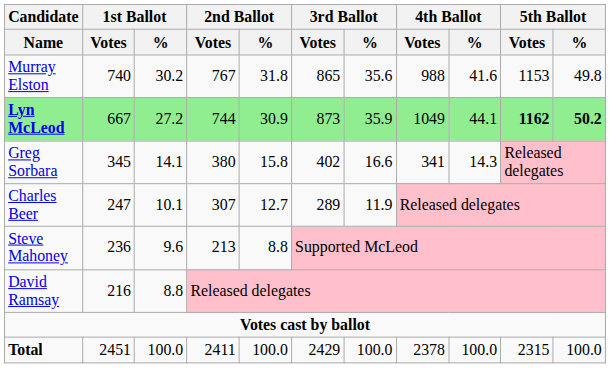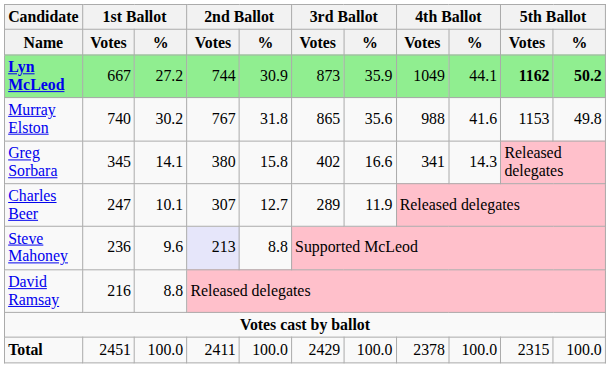rows swapped: (32, 76) <-> (36, 119)
(224, 247) no background -> (224, 247) lavender background
